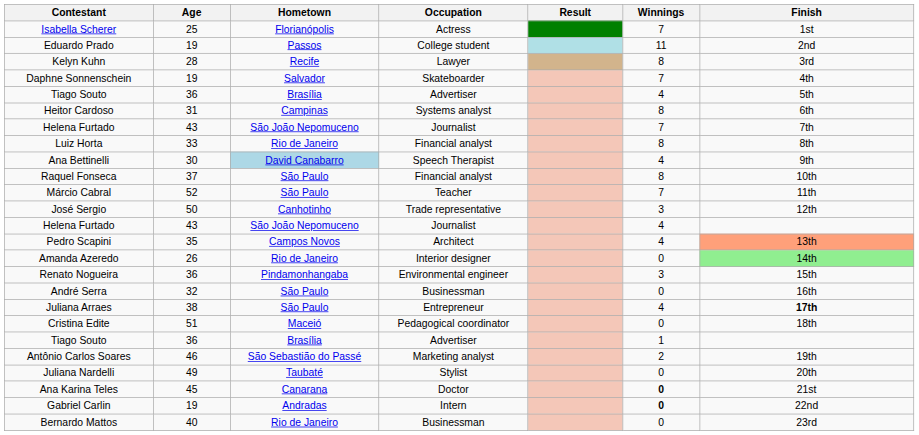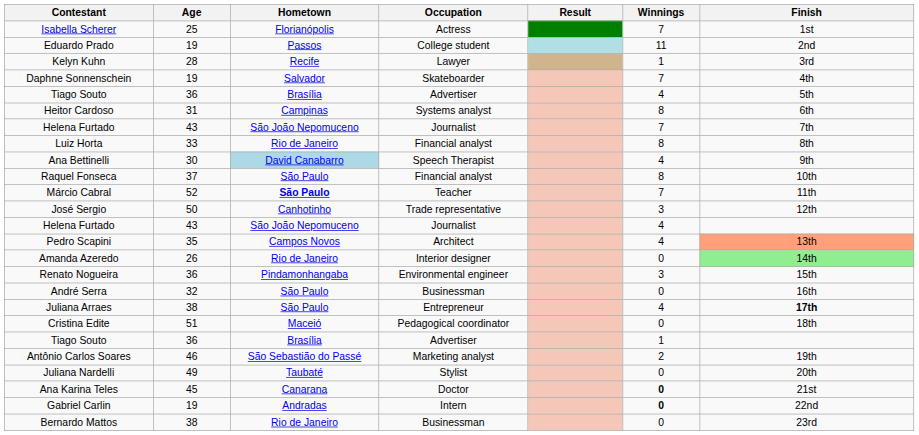(661, 62) 8 -> (661, 62) 1
(305, 193) normal -> (305, 193) bold
(192, 422) 40 -> (192, 422) 38
